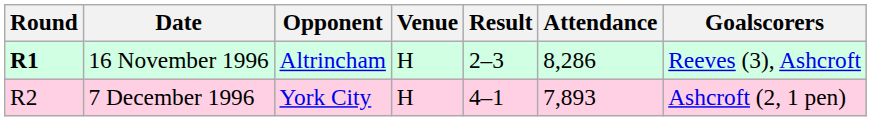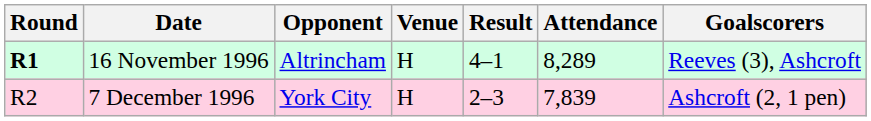(486, 60) 2–3 -> (486, 60) 4–1
(570, 60) 8,286 -> (570, 60) 8,289
(486, 97) 4–1 -> (486, 97) 2–3
(570, 97) 7,893 -> (570, 97) 7,839
